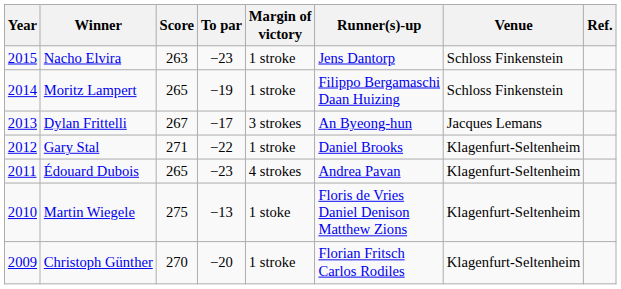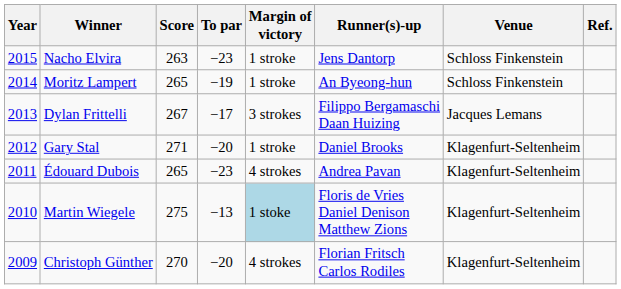(379, 90) Filippo Bergamaschi Daan Huizing -> (365, 82) An Byeong-hun
(365, 123) An Byeong-hun -> (379, 114) Filippo Bergamaschi Daan Huizing
(221, 147) −22 -> (221, 147) −20
(270, 212) no background -> (270, 212) lightblue background
(272, 262) 1 stroke -> (275, 262) 4 strokes
